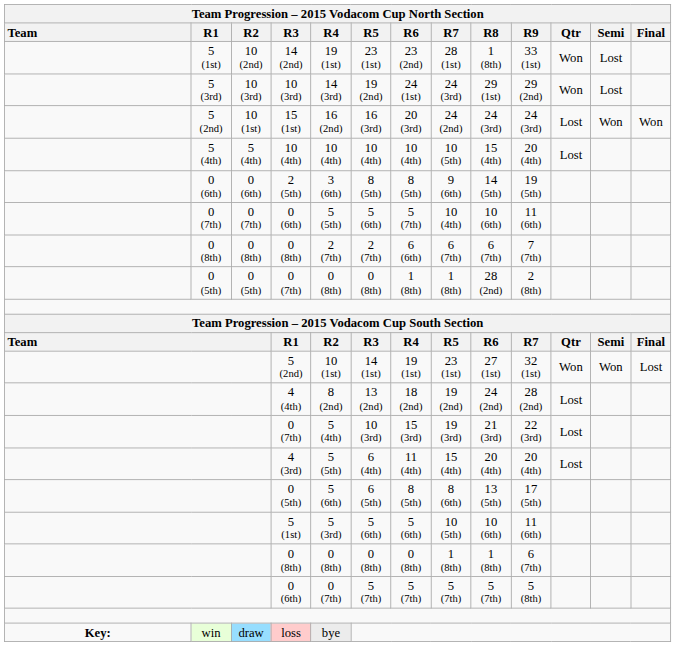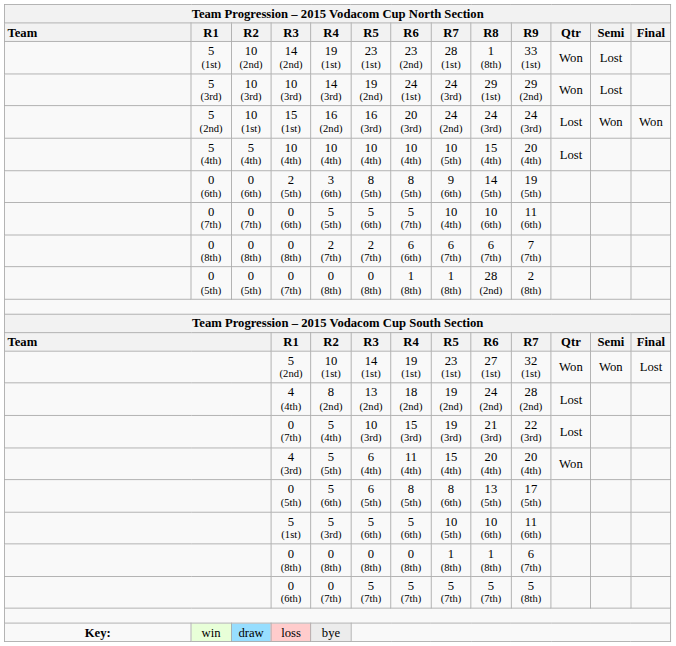(571, 464) Lost -> (571, 464) Won
